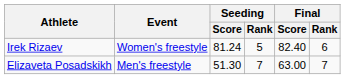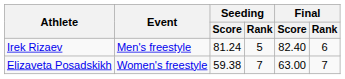(162, 48) Women's freestyle -> (154, 48) Men's freestyle
(154, 65) Men's freestyle -> (162, 65) Women's freestyle
(227, 65) 51.30 -> (227, 65) 59.38
